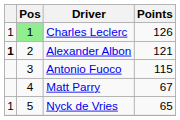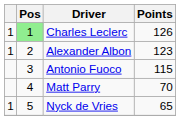(10, 50) bold -> (10, 50) normal
(163, 50) 121 -> (163, 50) 123
(166, 87) 67 -> (166, 87) 70
